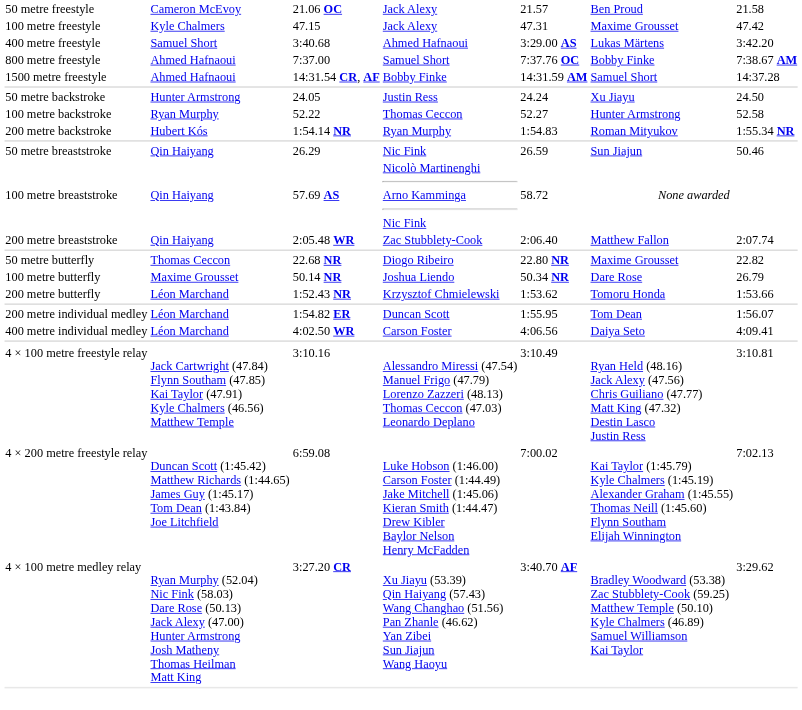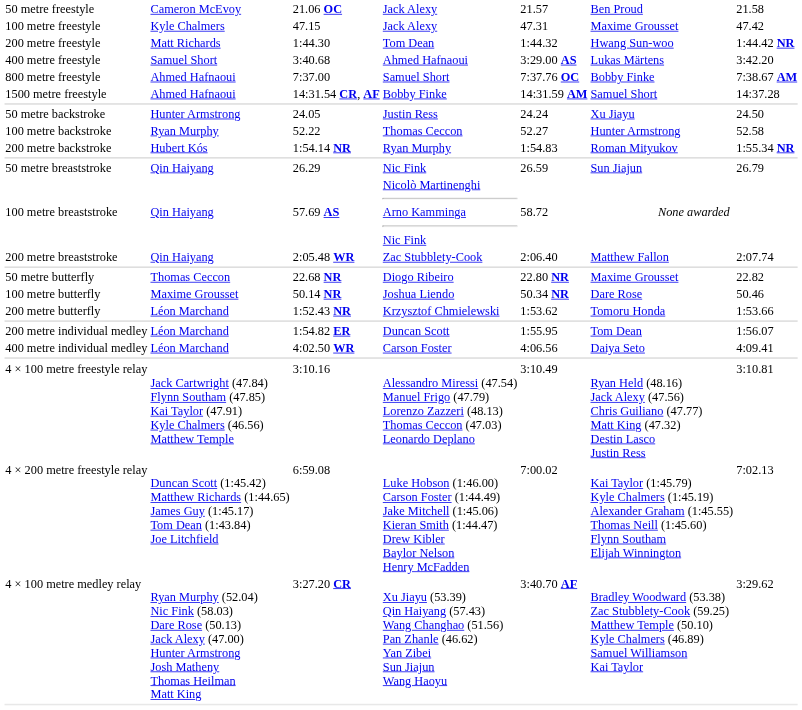+ row: (53, 43)
(750, 151) 50.46 -> (750, 167) 26.79
(750, 277) 26.79 -> (750, 294) 50.46
